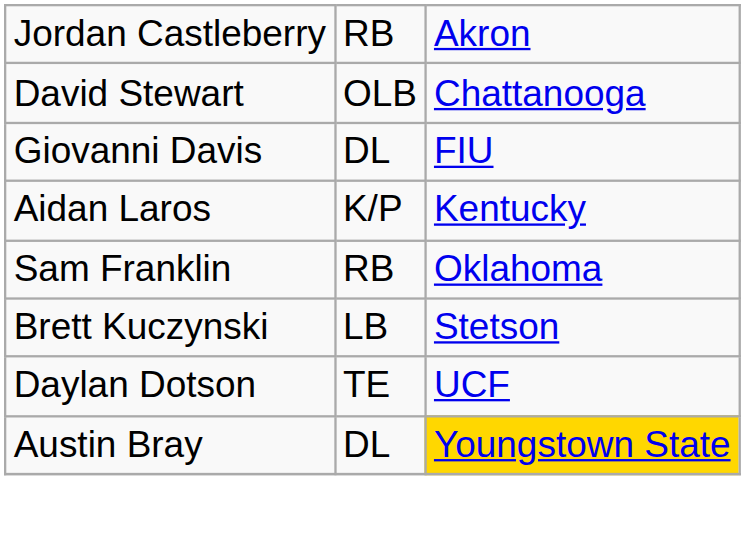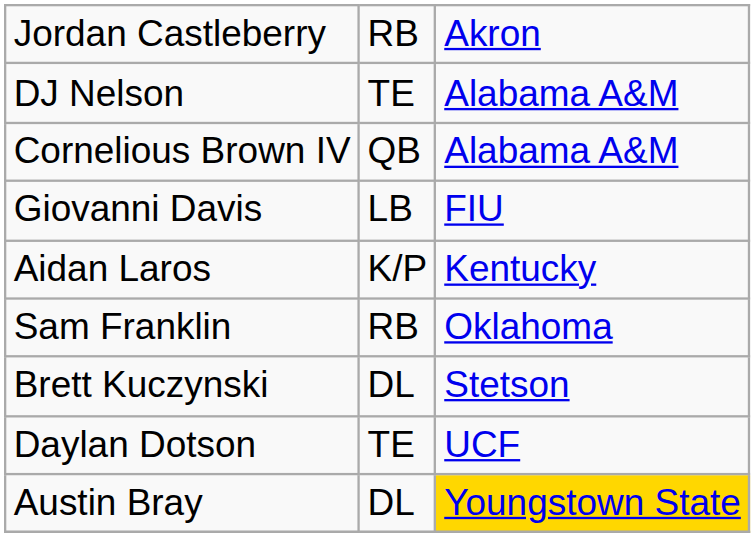+ row: (99, 92)
+ row: (182, 151)
- row: (129, 92)
(367, 151) DL -> (390, 209) LB
(366, 326) LB -> (391, 385) DL
